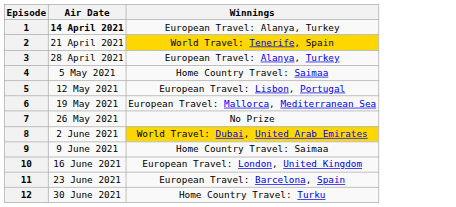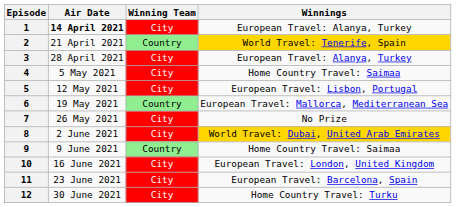+ column: (162, 12)
